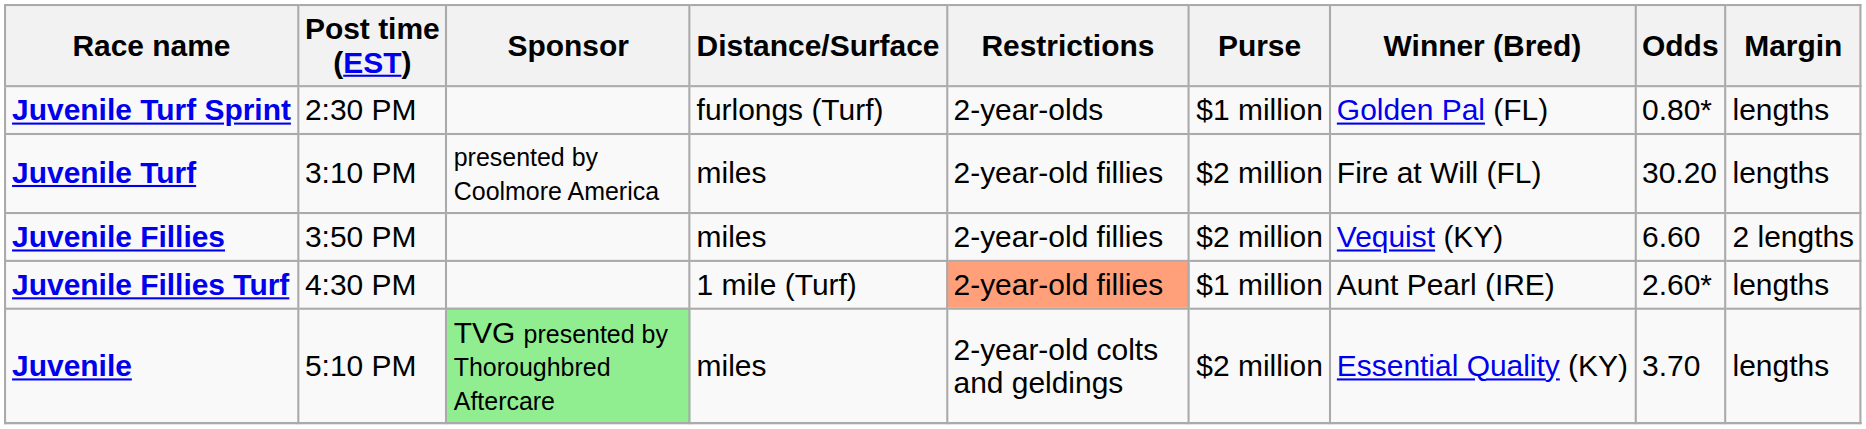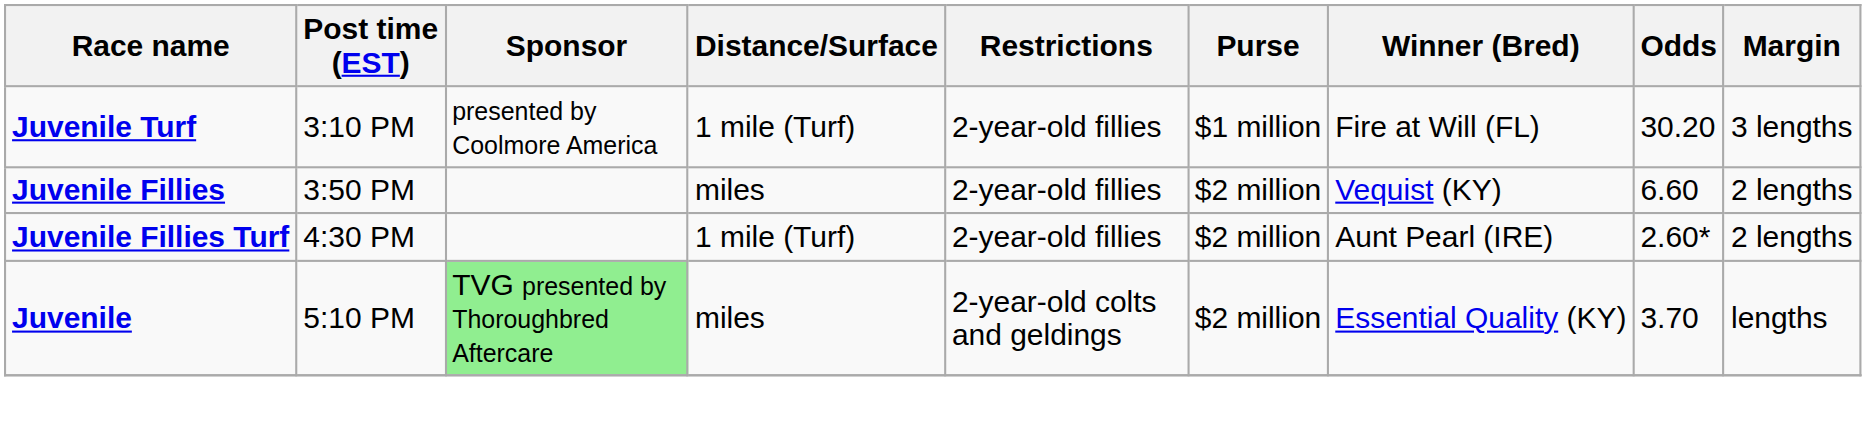- row: (151, 110)
(732, 174) miles -> (775, 126) 1 mile (Turf)
(1260, 174) $2 million -> (1258, 126) $1 million
(1781, 174) lengths -> (1792, 126) 3 lengths
(1058, 285) lightsalmon background -> (1057, 238) no background
(1260, 285) $1 million -> (1258, 238) $2 million
(1781, 285) lengths -> (1792, 238) 2 lengths
